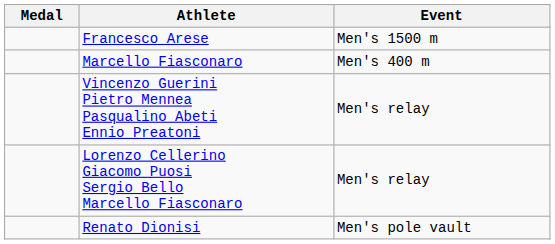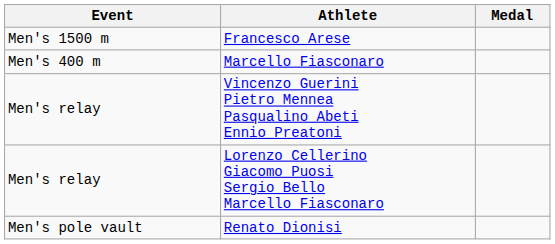columns swapped: (42, 16) <-> (442, 16)
